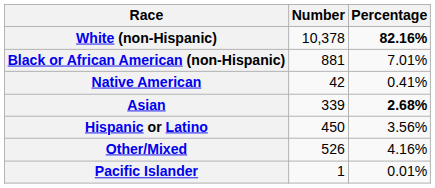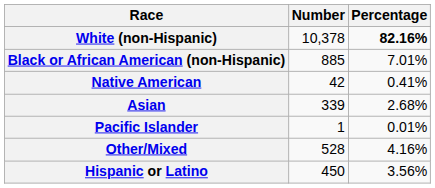(333, 60) 881 -> (333, 60) 885
(407, 104) bold -> (407, 104) normal
rows swapped: (146, 171) <-> (146, 127)
(333, 149) 526 -> (333, 149) 528
